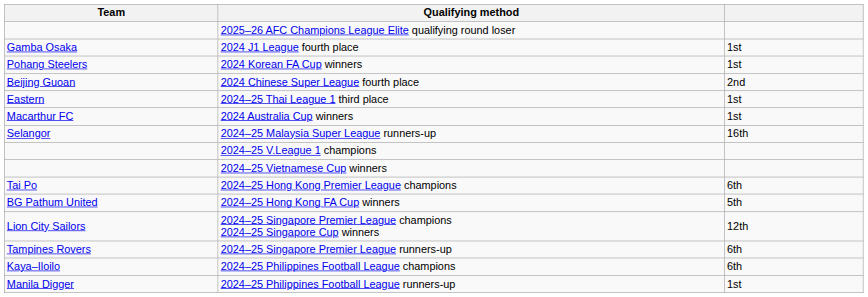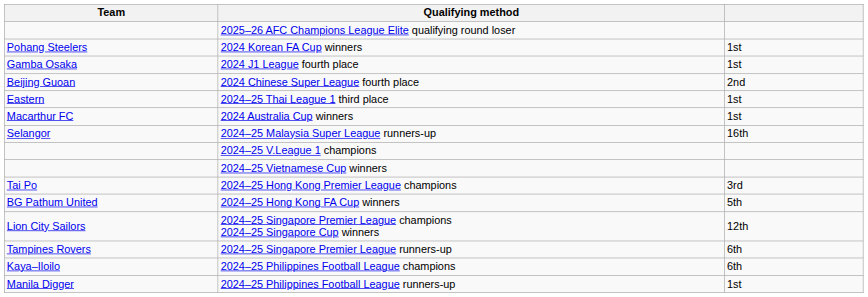rows swapped: (290, 47) <-> (291, 64)
(735, 185) 6th -> (735, 185) 3rd
